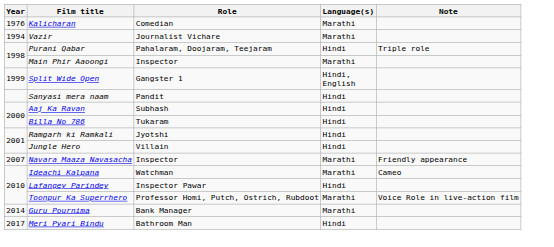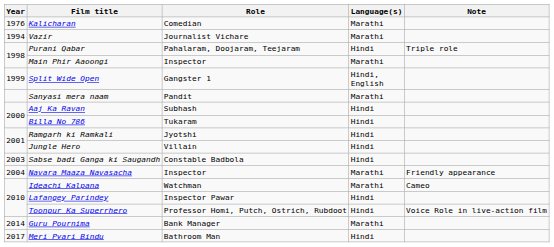(334, 96) Hindi -> (367, 96) Marathi
+ row: (94, 159)
(16, 159) 2007 -> (16, 172) 2004
(339, 198) Marathi -> (362, 210) Hindi
